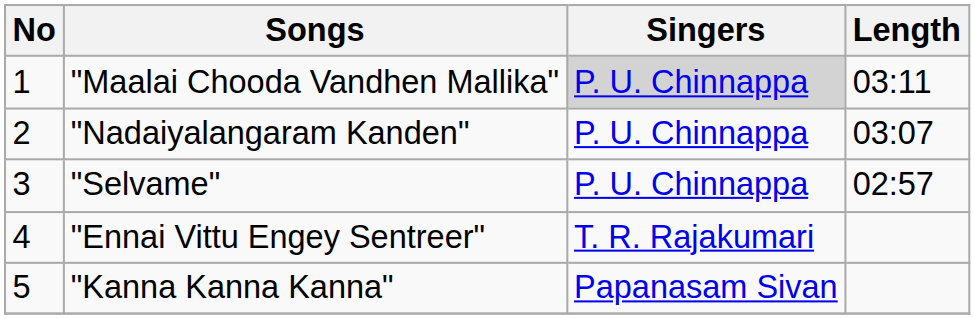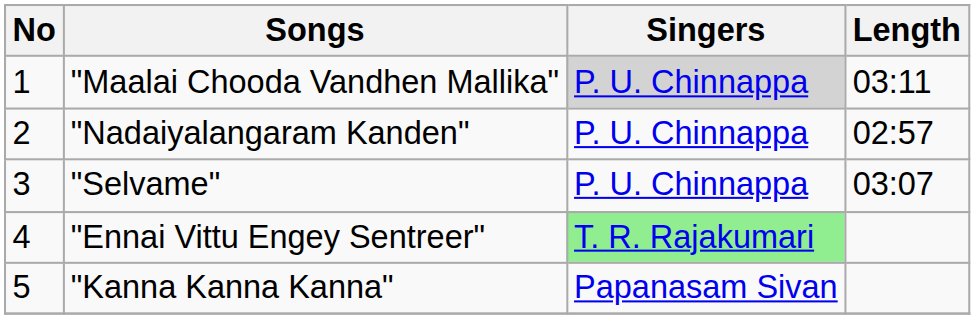(893, 133) 03:07 -> (893, 133) 02:57
(893, 184) 02:57 -> (893, 184) 03:07
(694, 236) no background -> (694, 236) lightgreen background
